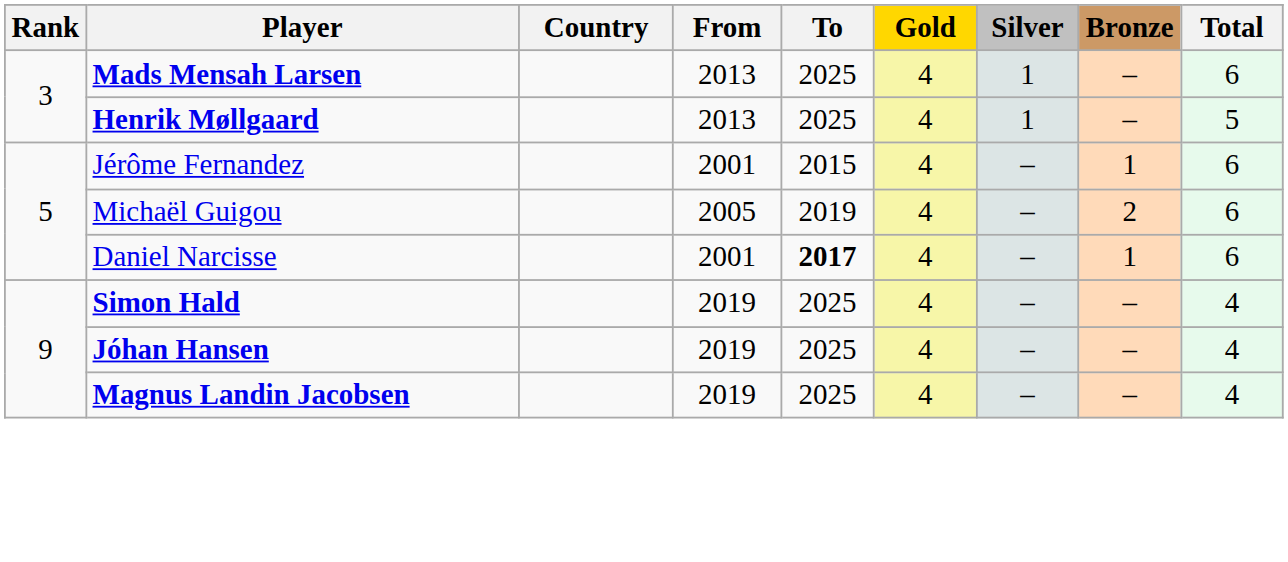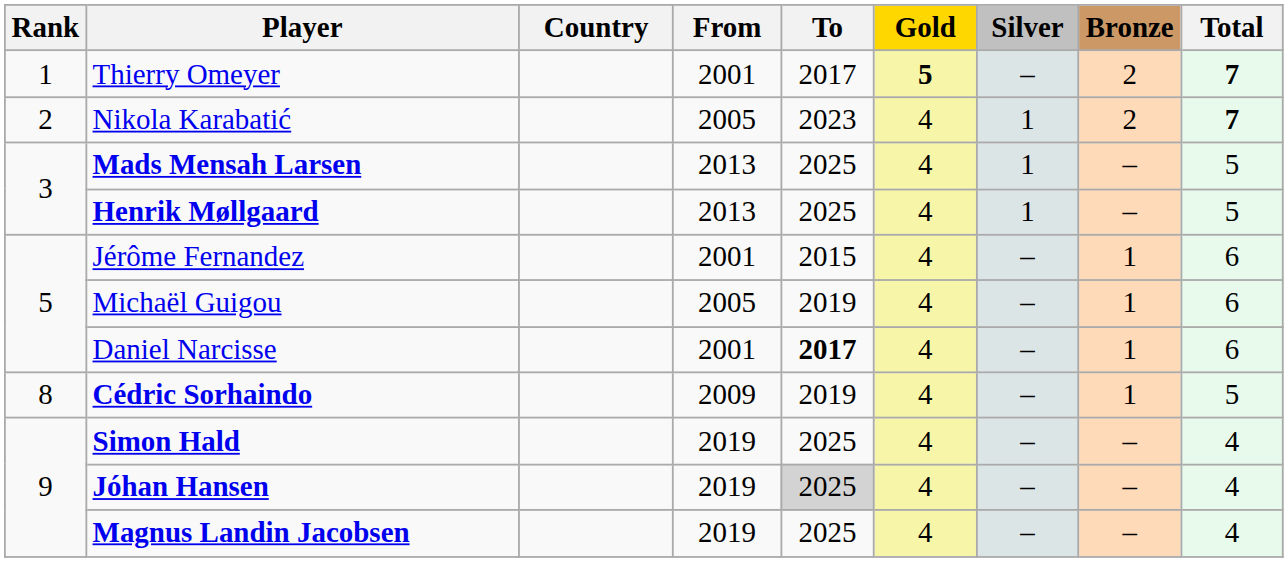+ row: (186, 73)
+ row: (192, 119)
(1232, 73) 6 -> (1232, 165) 5
(1130, 211) 2 -> (1130, 303) 1
+ row: (202, 394)
(827, 348) no background -> (827, 486) lightgrey background
